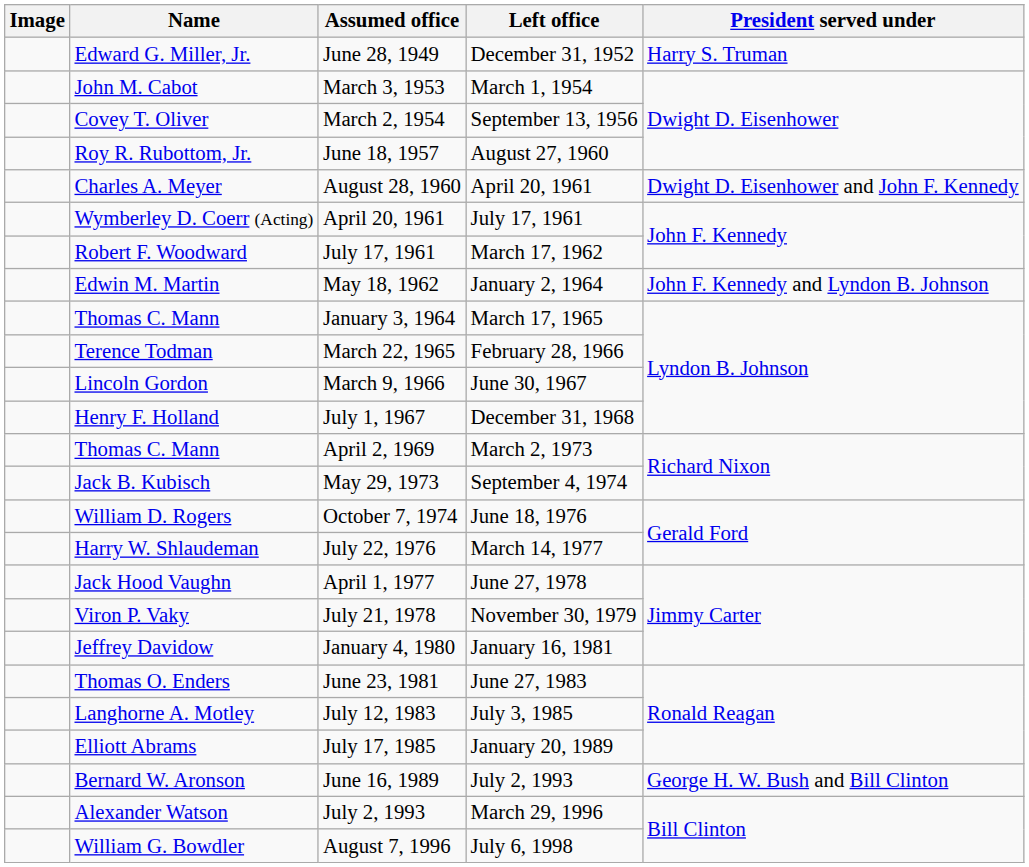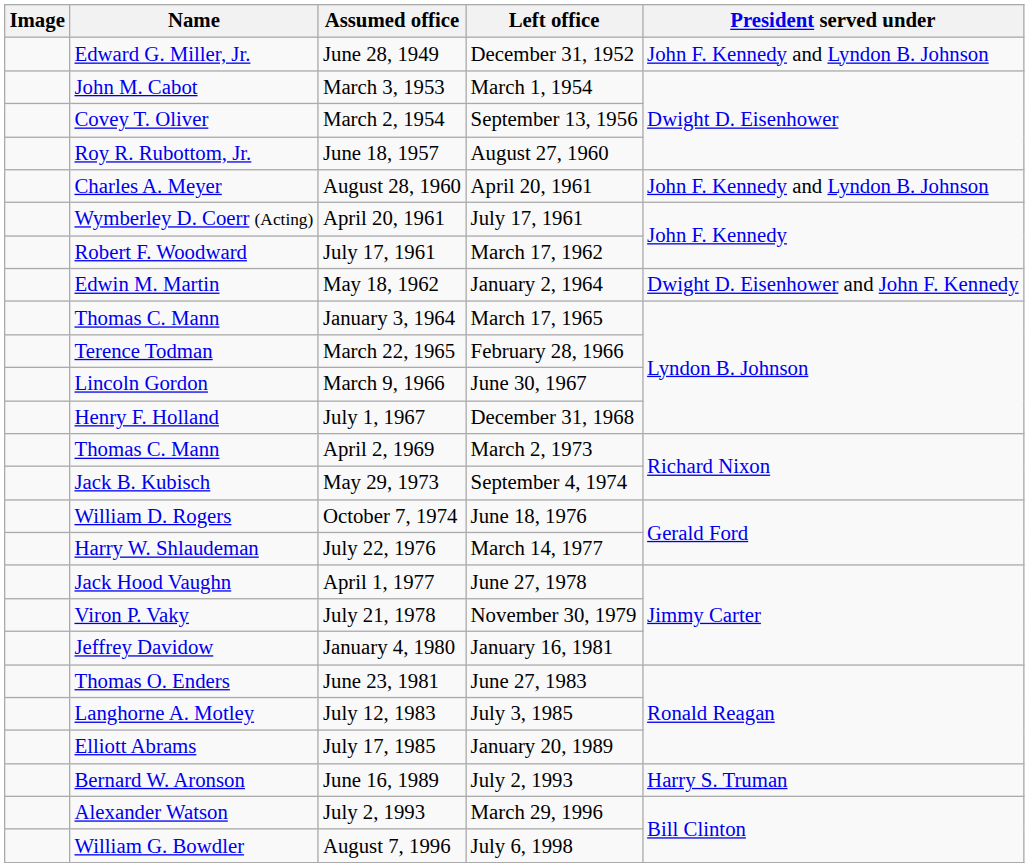(717, 53) Harry S. Truman -> (818, 53) John F. Kennedy and Lyndon B. Johnson
(833, 185) Dwight D. Eisenhower and John F. Kennedy -> (818, 185) John F. Kennedy and Lyndon B. Johnson
(818, 284) John F. Kennedy and Lyndon B. Johnson -> (833, 284) Dwight D. Eisenhower and John F. Kennedy
(798, 779) George H. W. Bush and Bill Clinton -> (717, 779) Harry S. Truman
